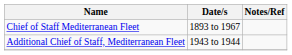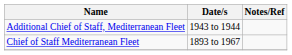rows swapped: (73, 27) <-> (96, 42)
